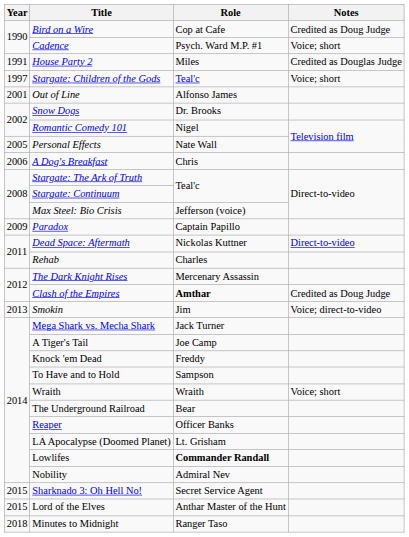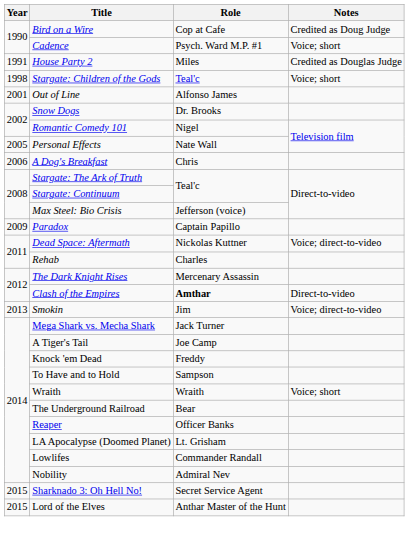(17, 78) 1997 -> (17, 78) 1998
(323, 243) Direct-to-video -> (336, 243) Voice; direct-to-video
(340, 293) Credited as Doug Judge -> (323, 293) Direct-to-video
(222, 458) bold -> (219, 458) normal
- row: (75, 524)
